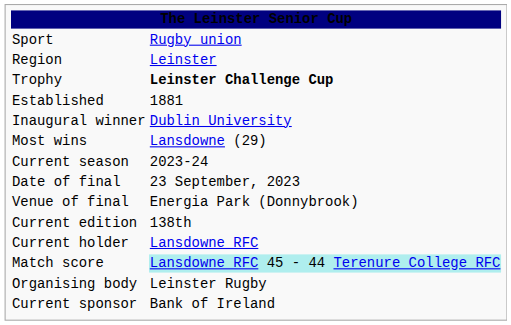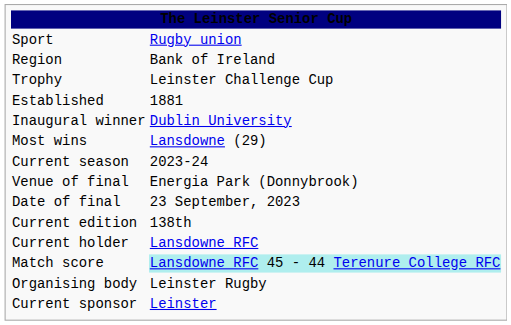(183, 60) Leinster -> (212, 60) Bank of Ireland
(242, 80) bold -> (242, 80) normal
rows swapped: (66, 182) <-> (70, 202)
(212, 304) Bank of Ireland -> (183, 304) Leinster
